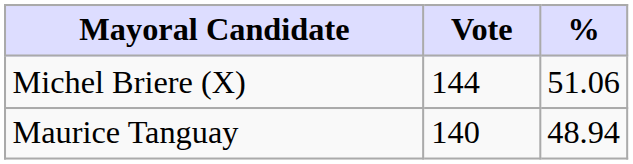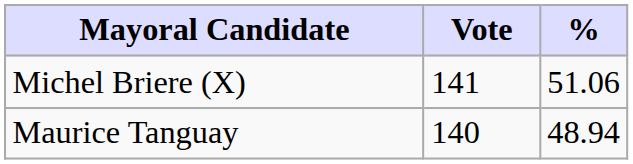(456, 81) 144 -> (456, 81) 141
